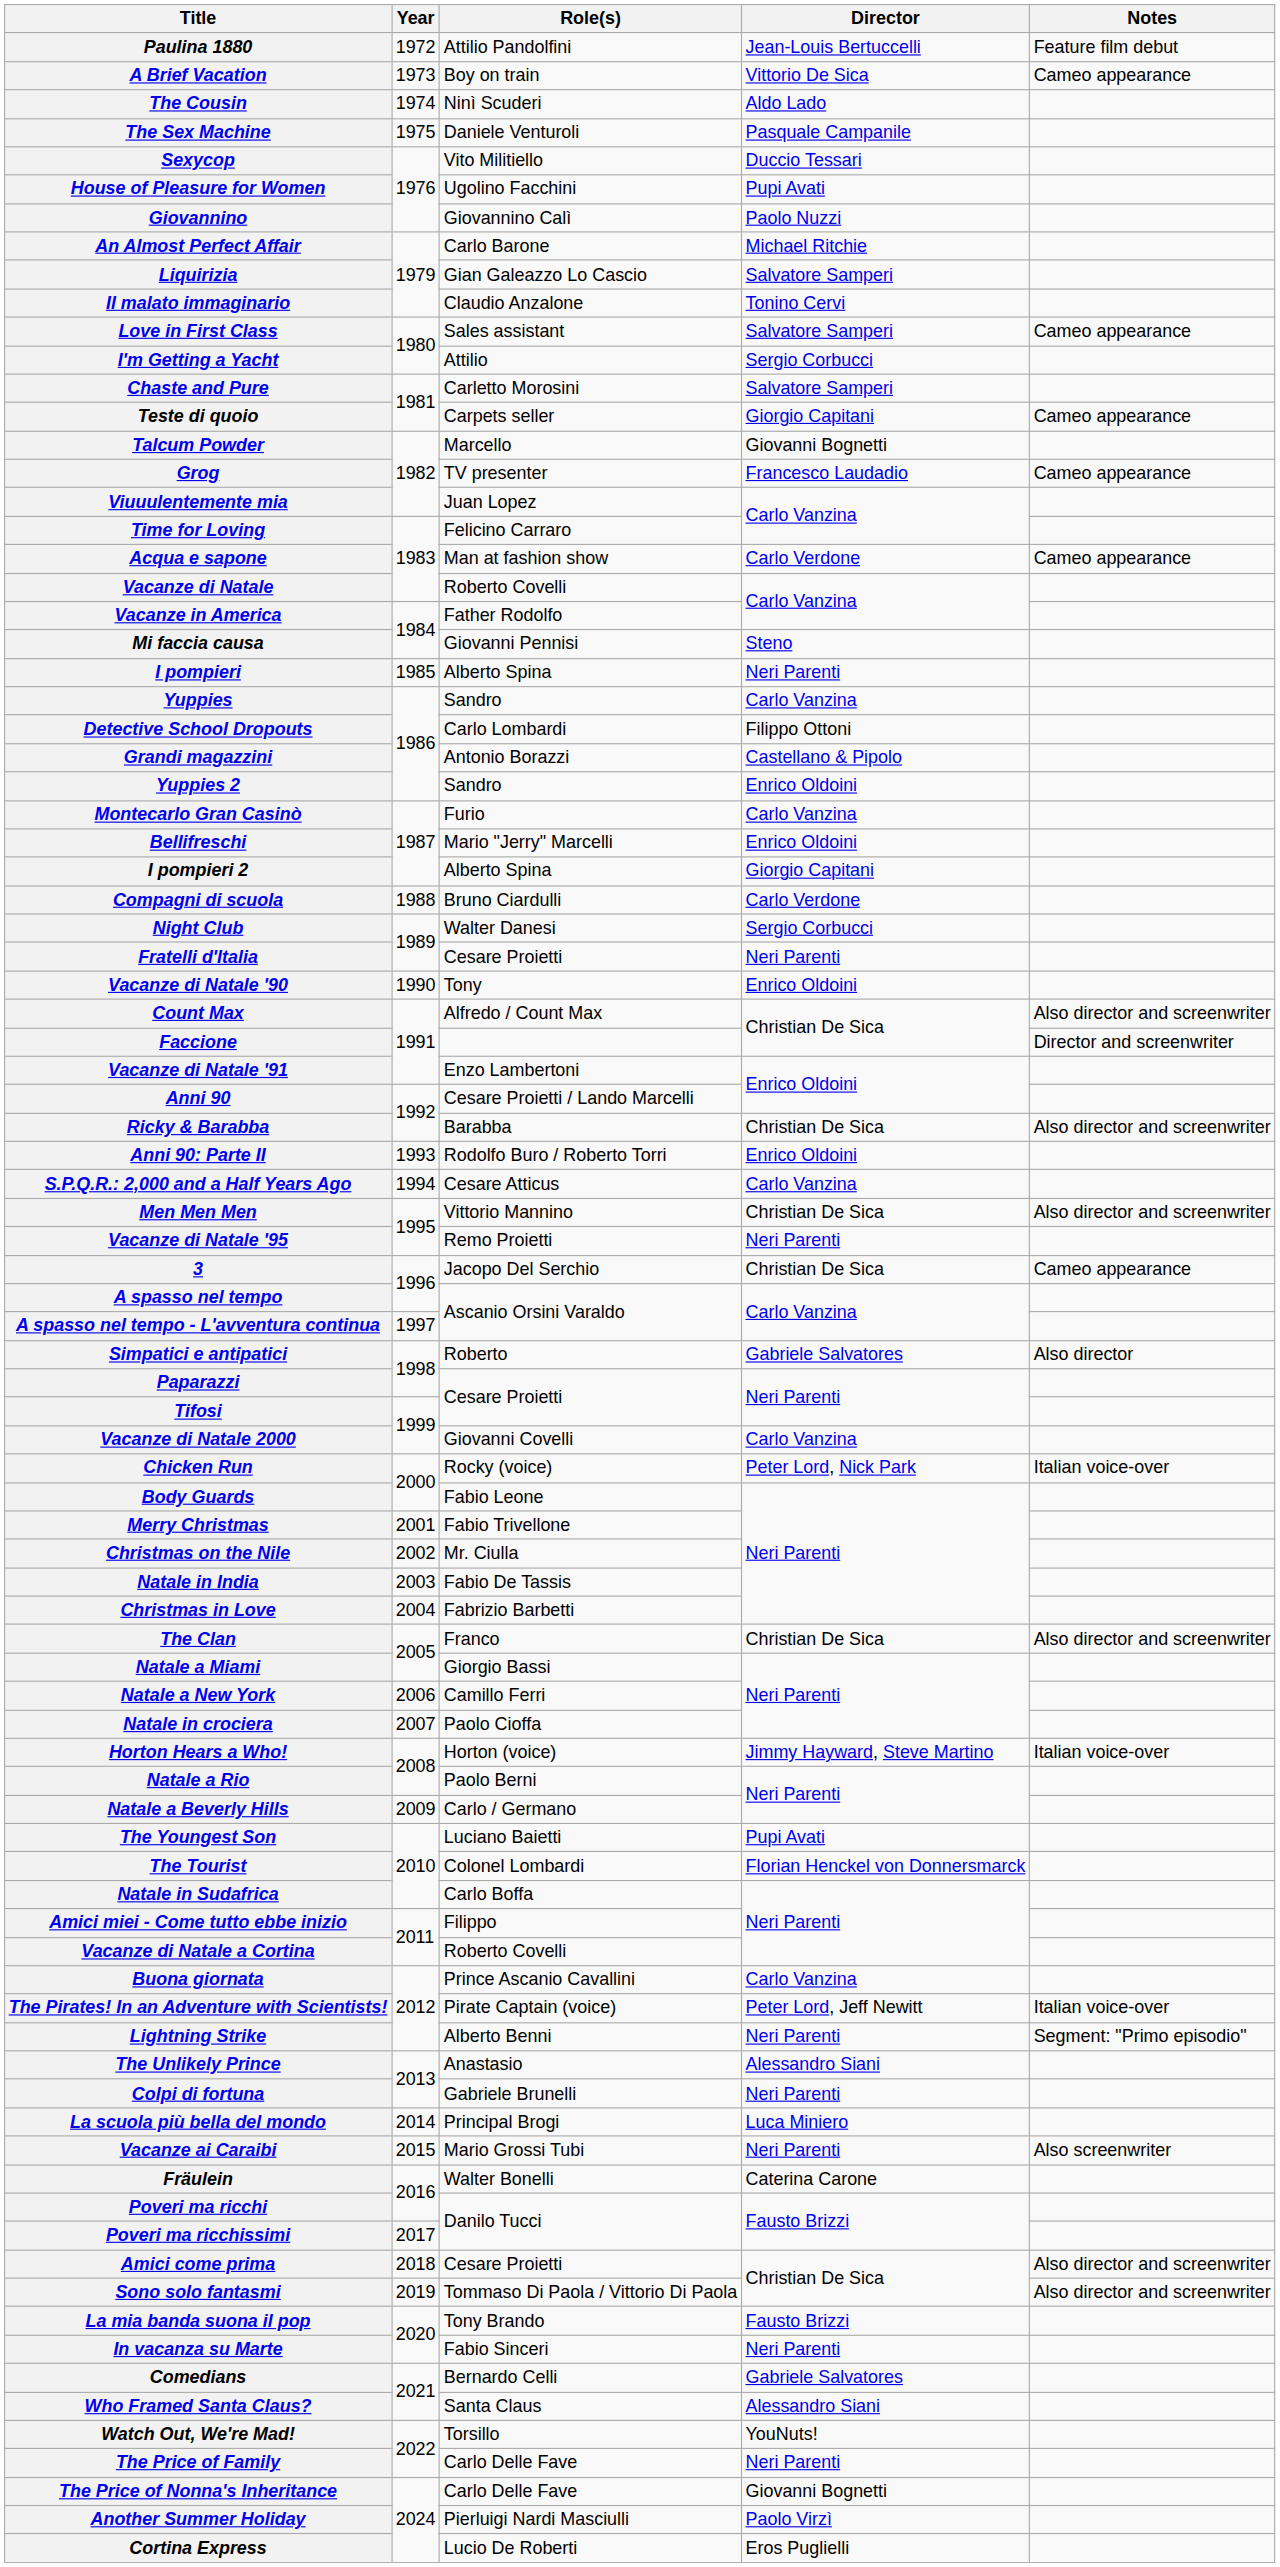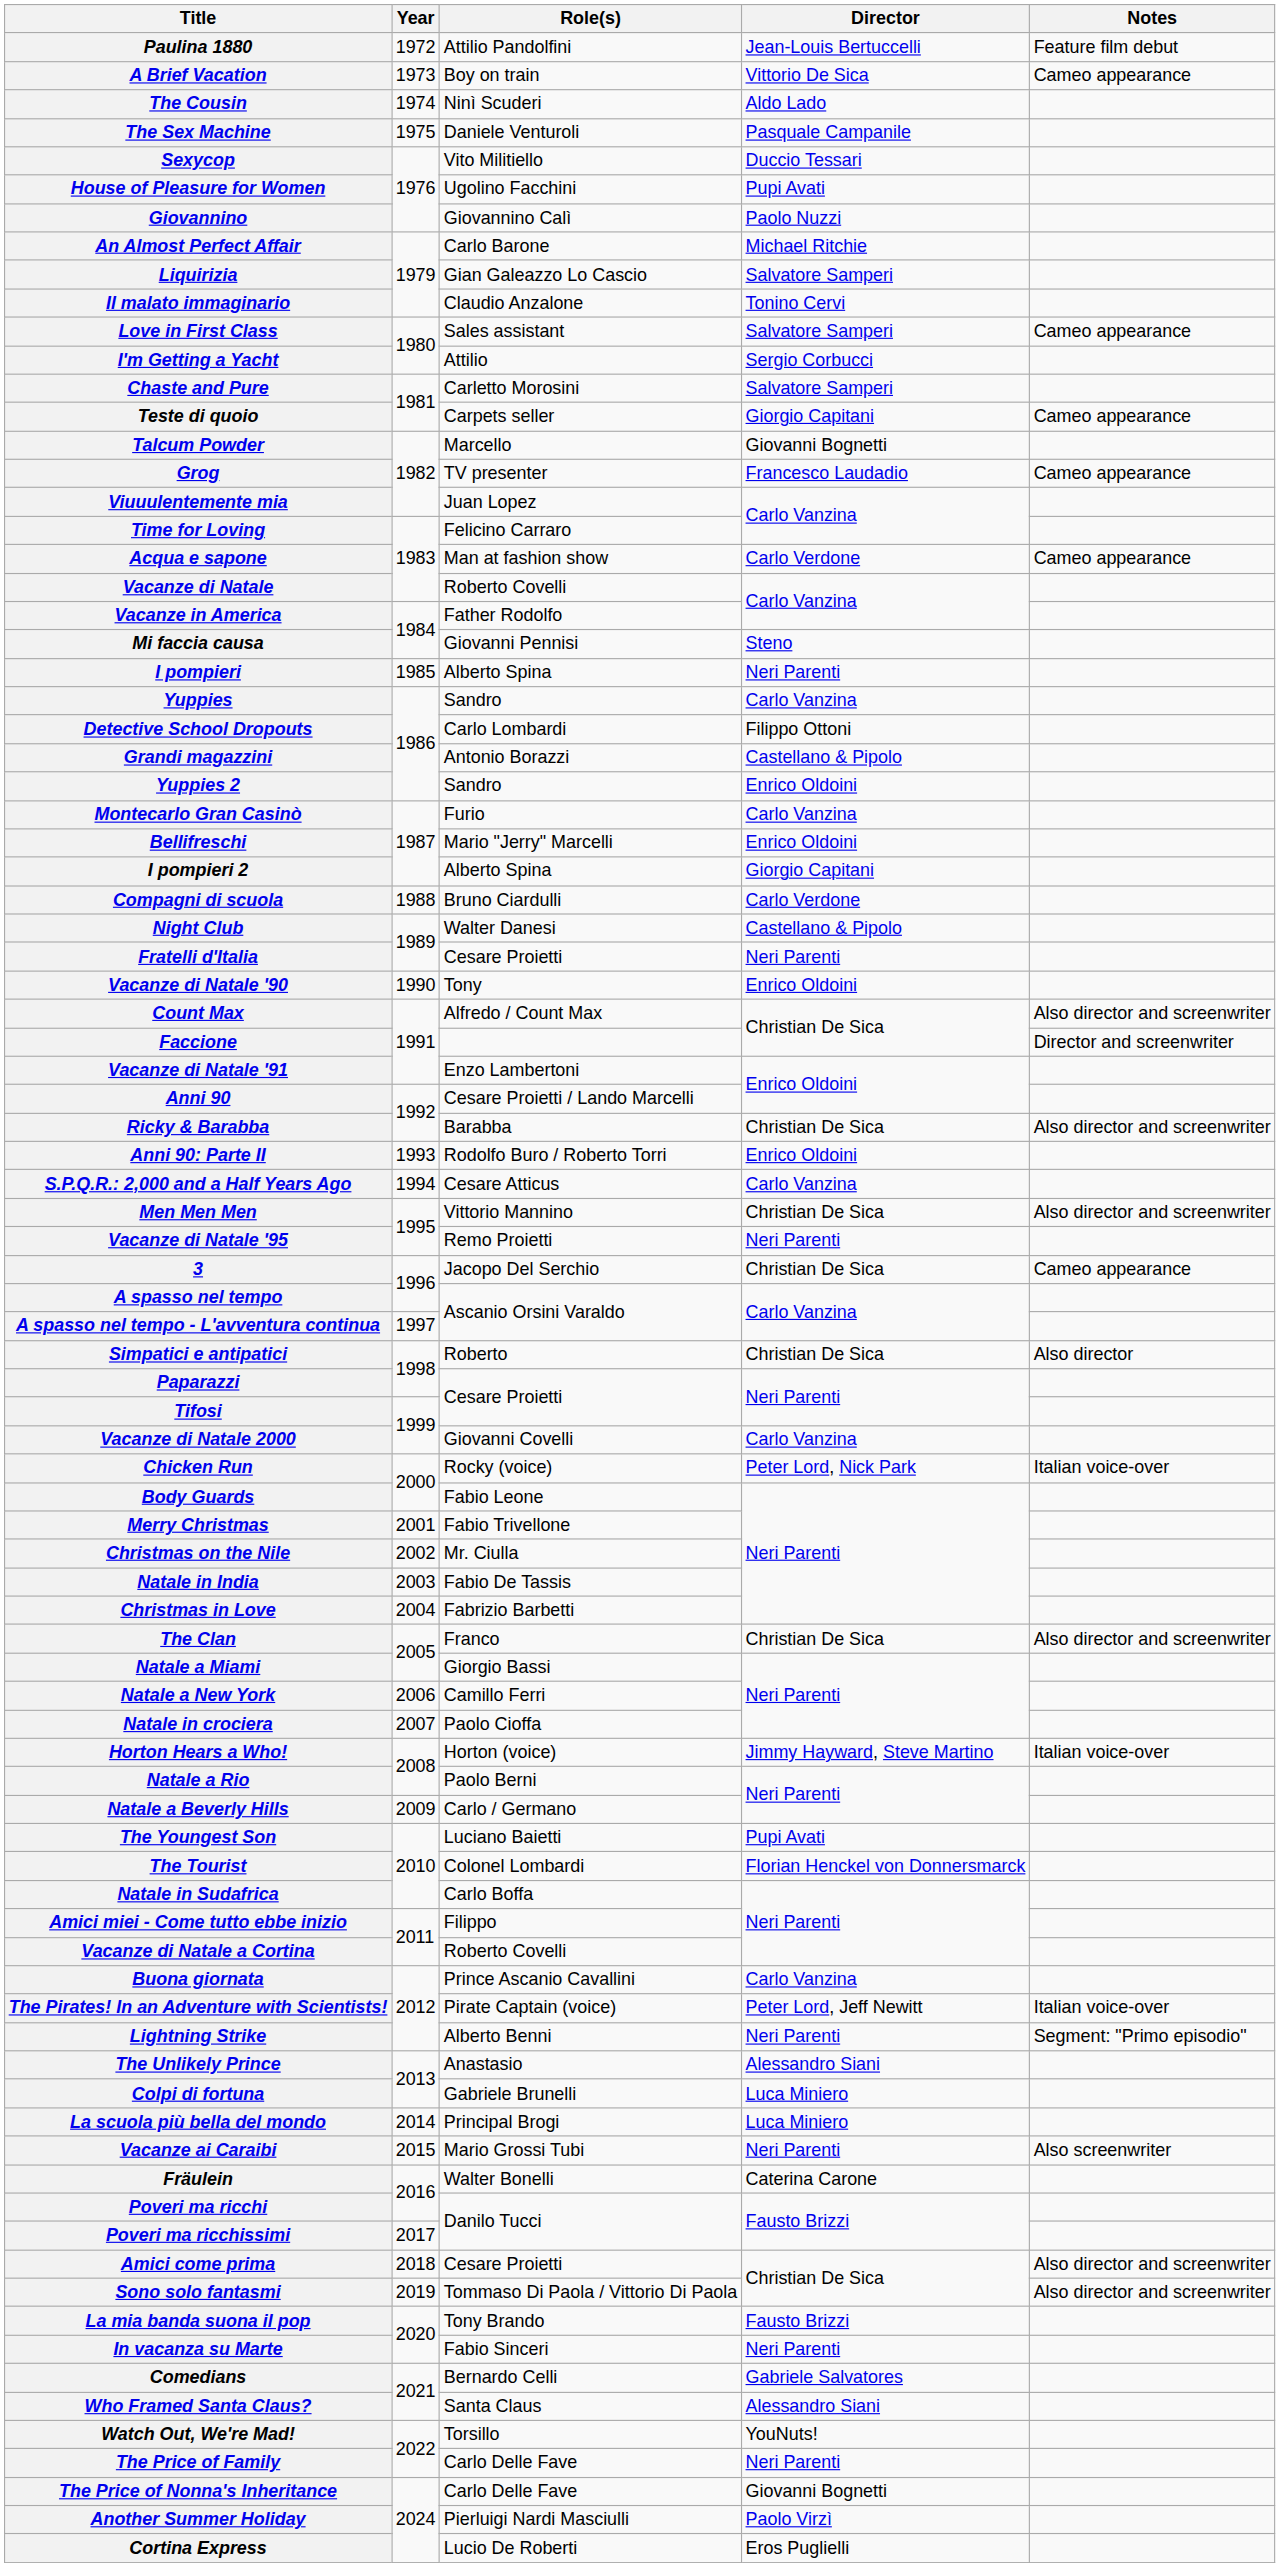(809, 928) Sergio Corbucci -> (824, 928) Castellano & Pipolo
(824, 1354) Gabriele Salvatores -> (815, 1354) Christian De Sica
(793, 2093) Neri Parenti -> (797, 2093) Luca Miniero
